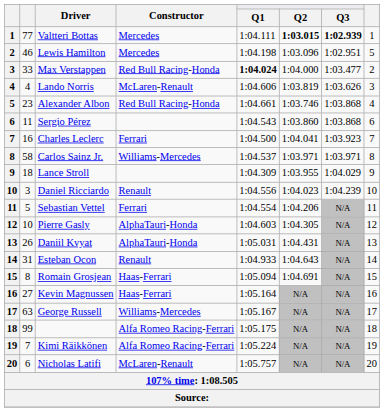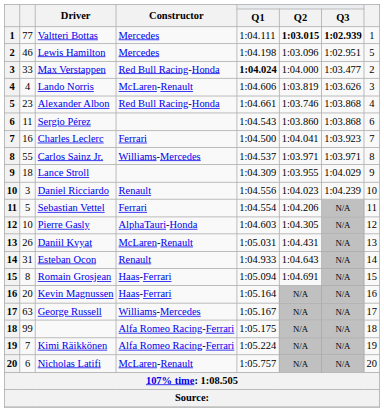(28, 155) 58 -> (28, 155) 55
(158, 242) AlphaTauri-Honda -> (156, 242) McLaren-Renault
(28, 294) 27 -> (28, 294) 20
